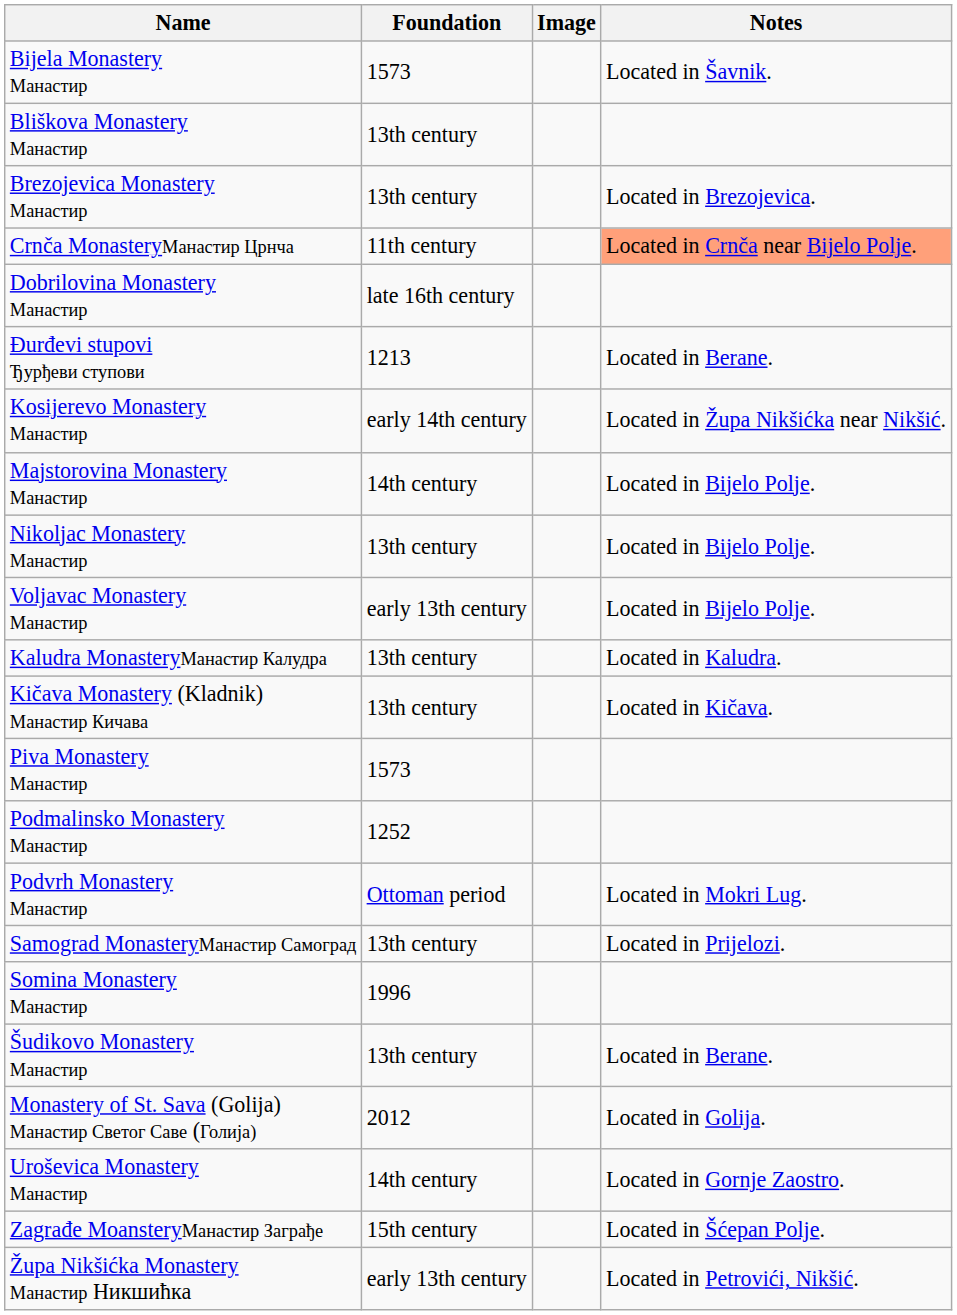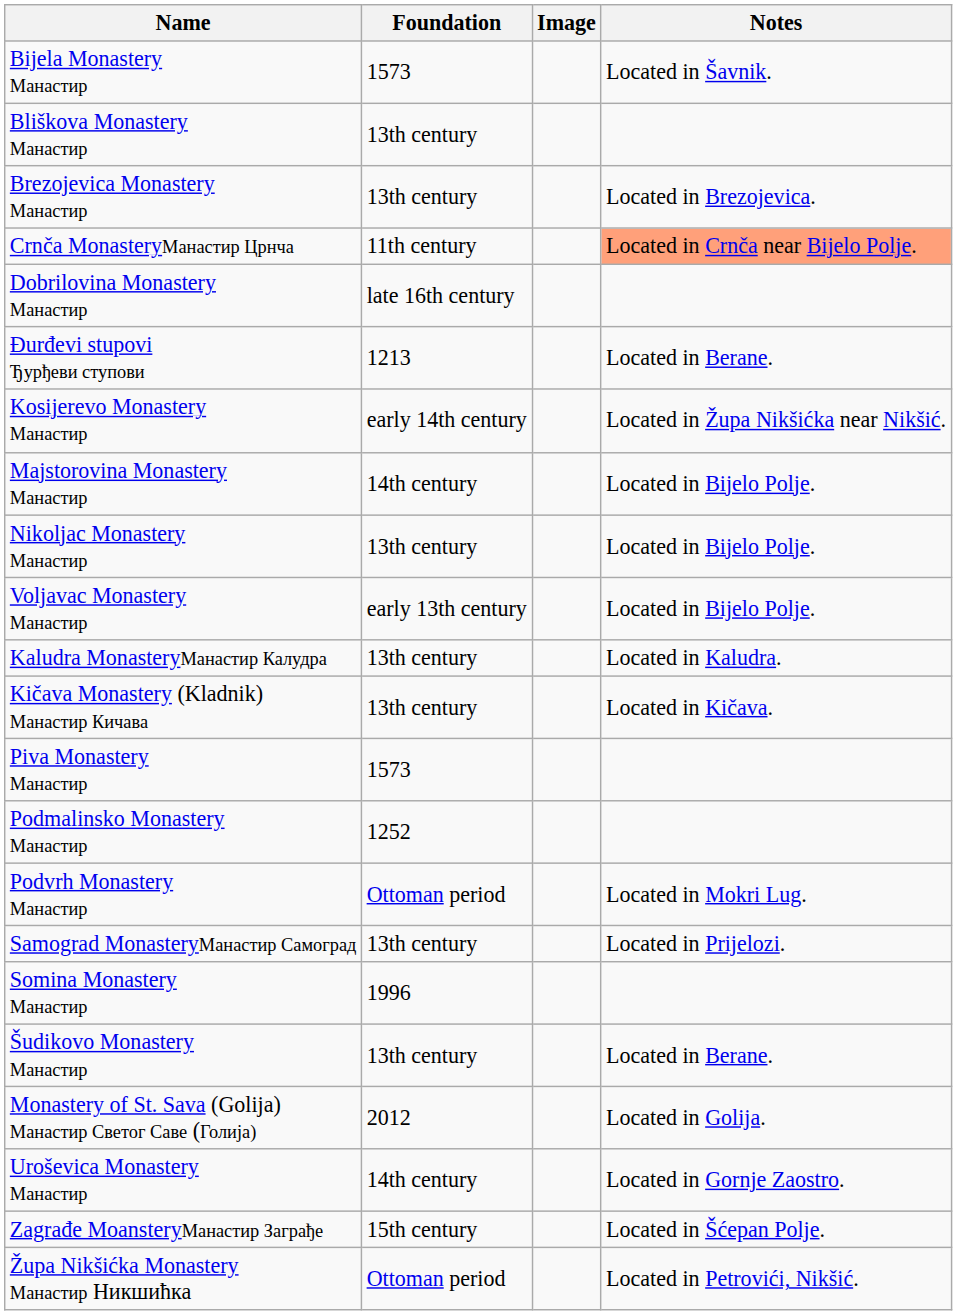(447, 1279) early 13th century -> (436, 1279) Ottoman period
